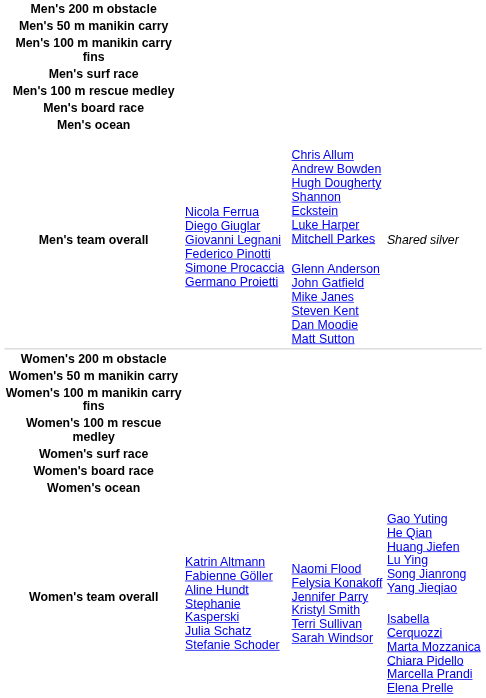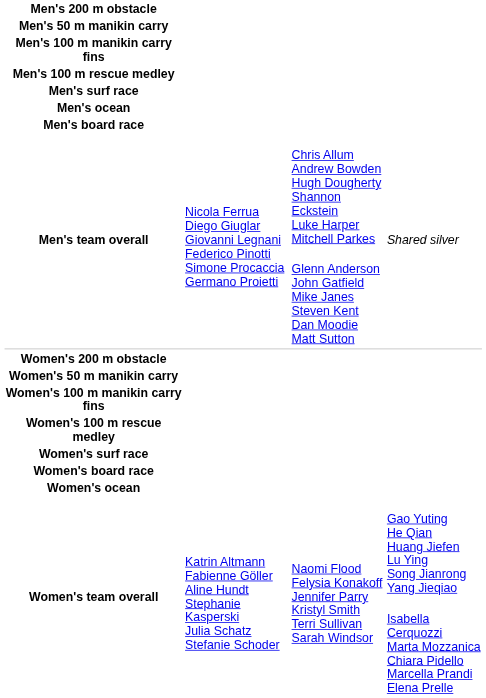rows swapped: (94, 90) <-> (94, 74)
rows swapped: (94, 107) <-> (94, 124)
